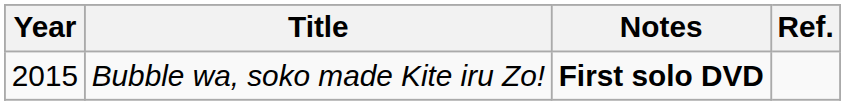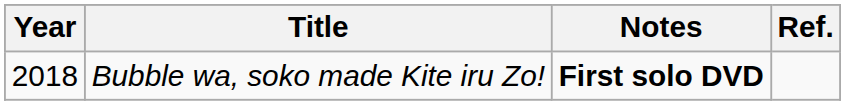(45, 75) 2015 -> (45, 75) 2018
